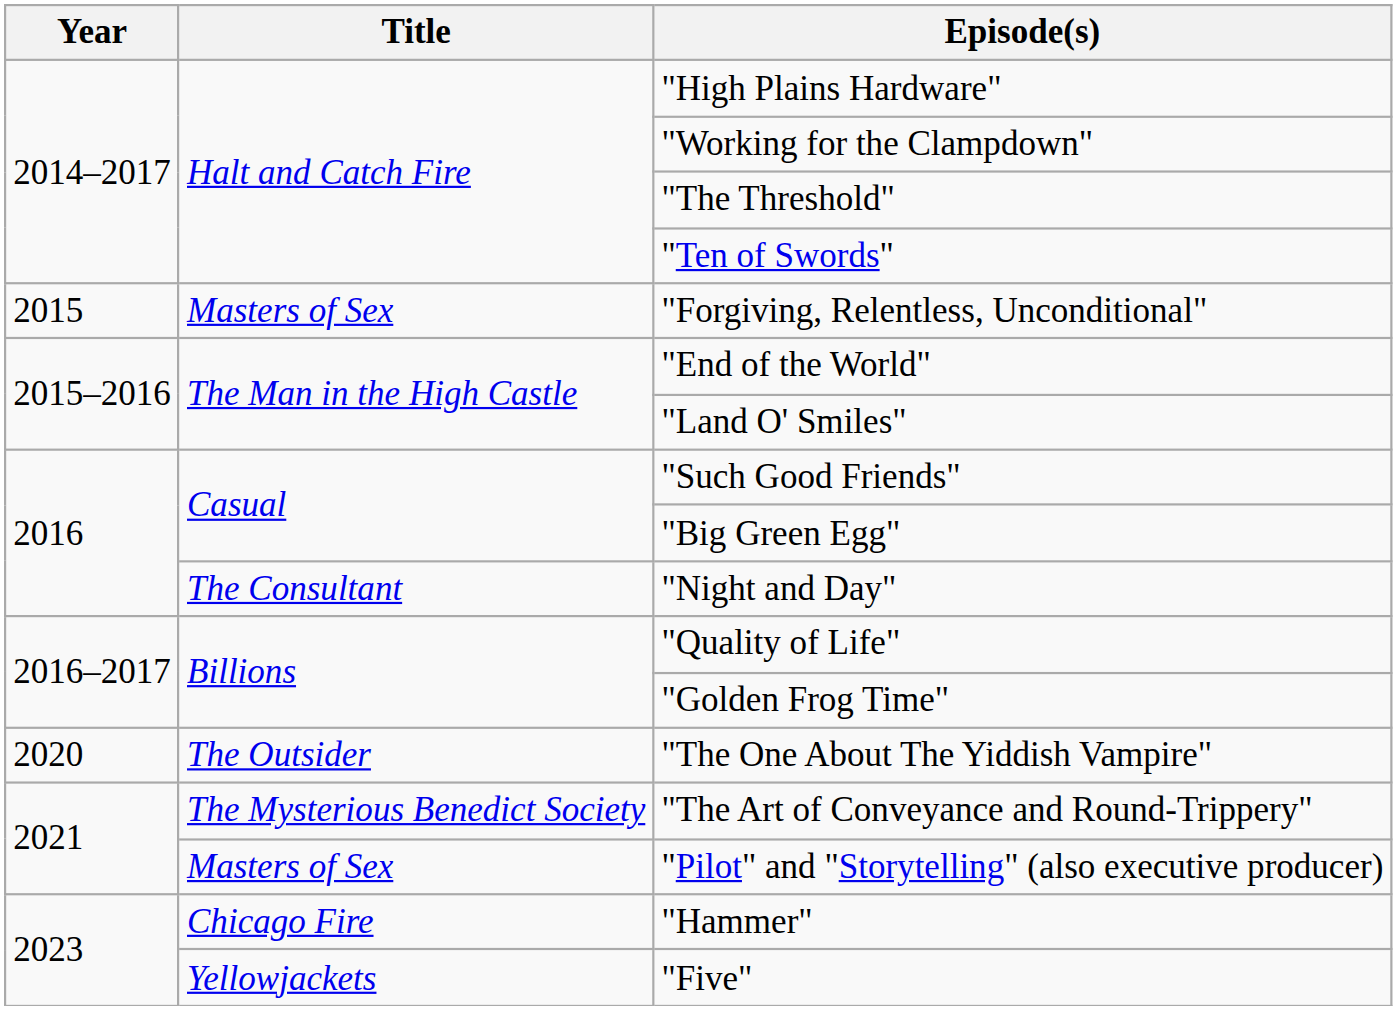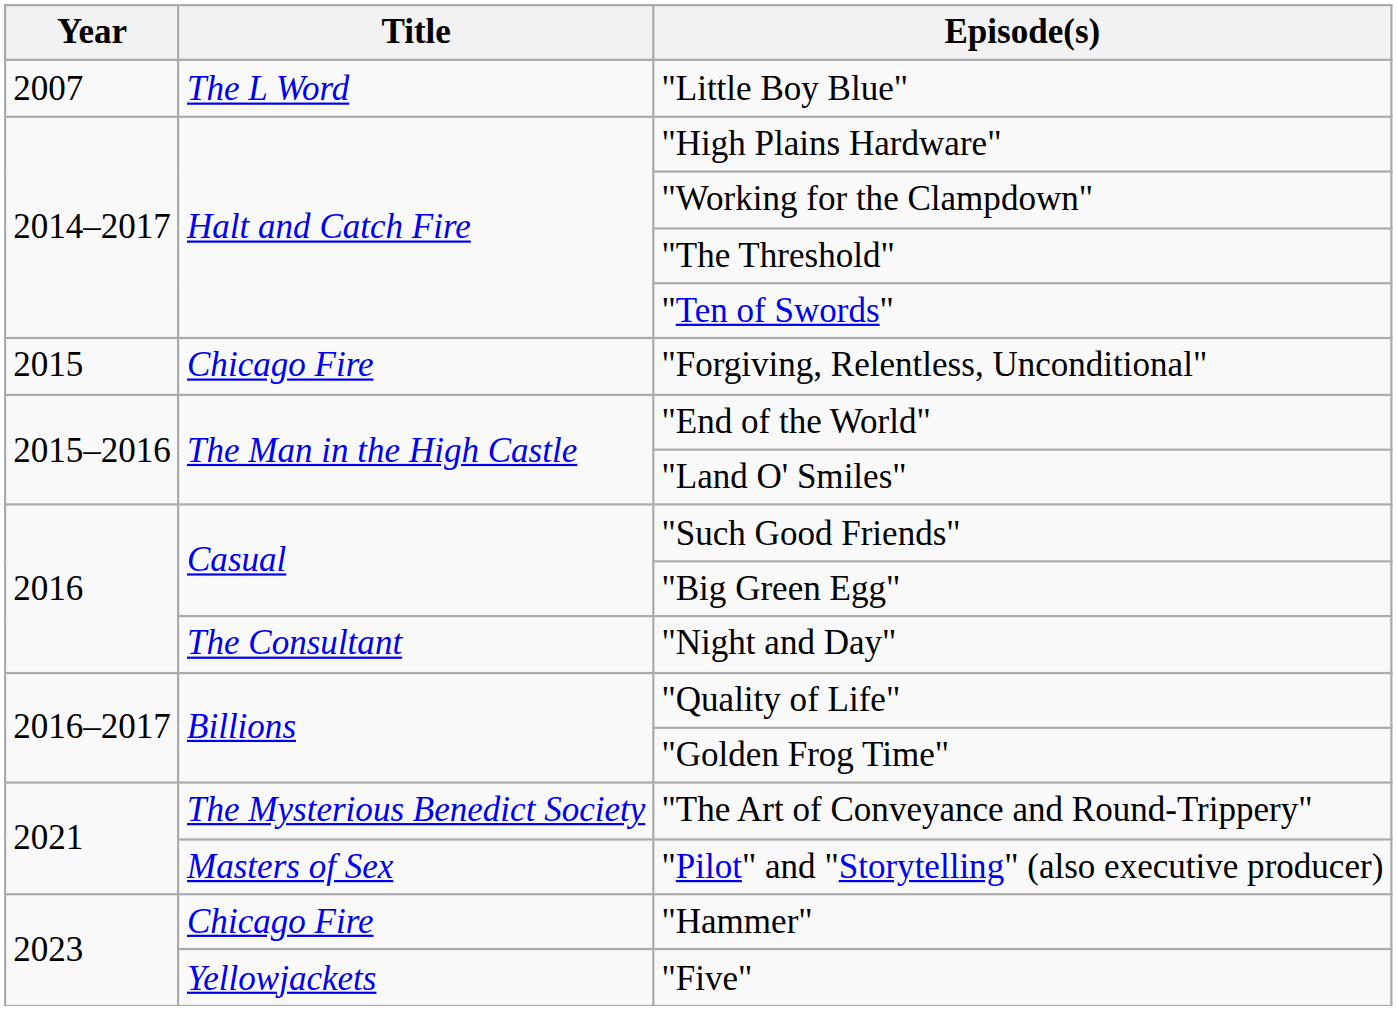+ row: (785, 87)
(290, 310) Masters of Sex -> (280, 365) Chicago Fire
- row: (937, 754)
